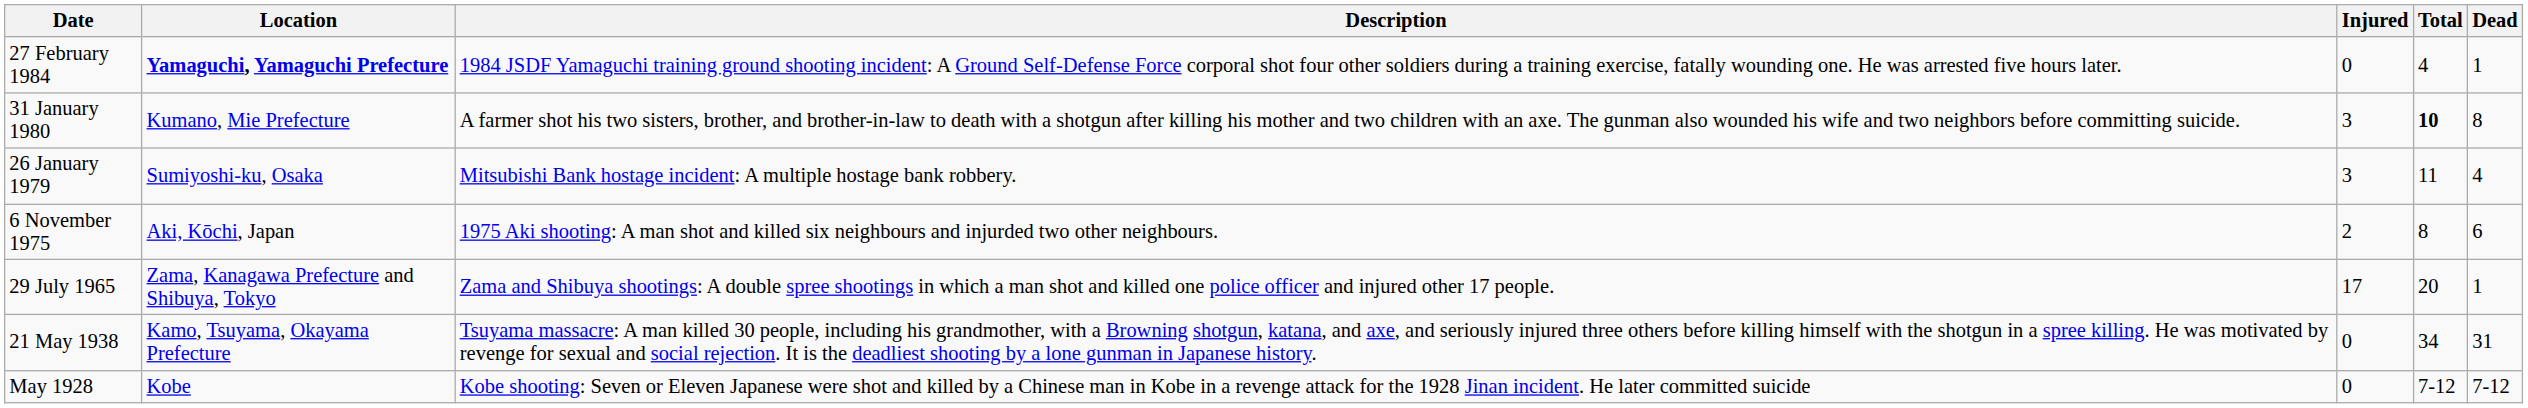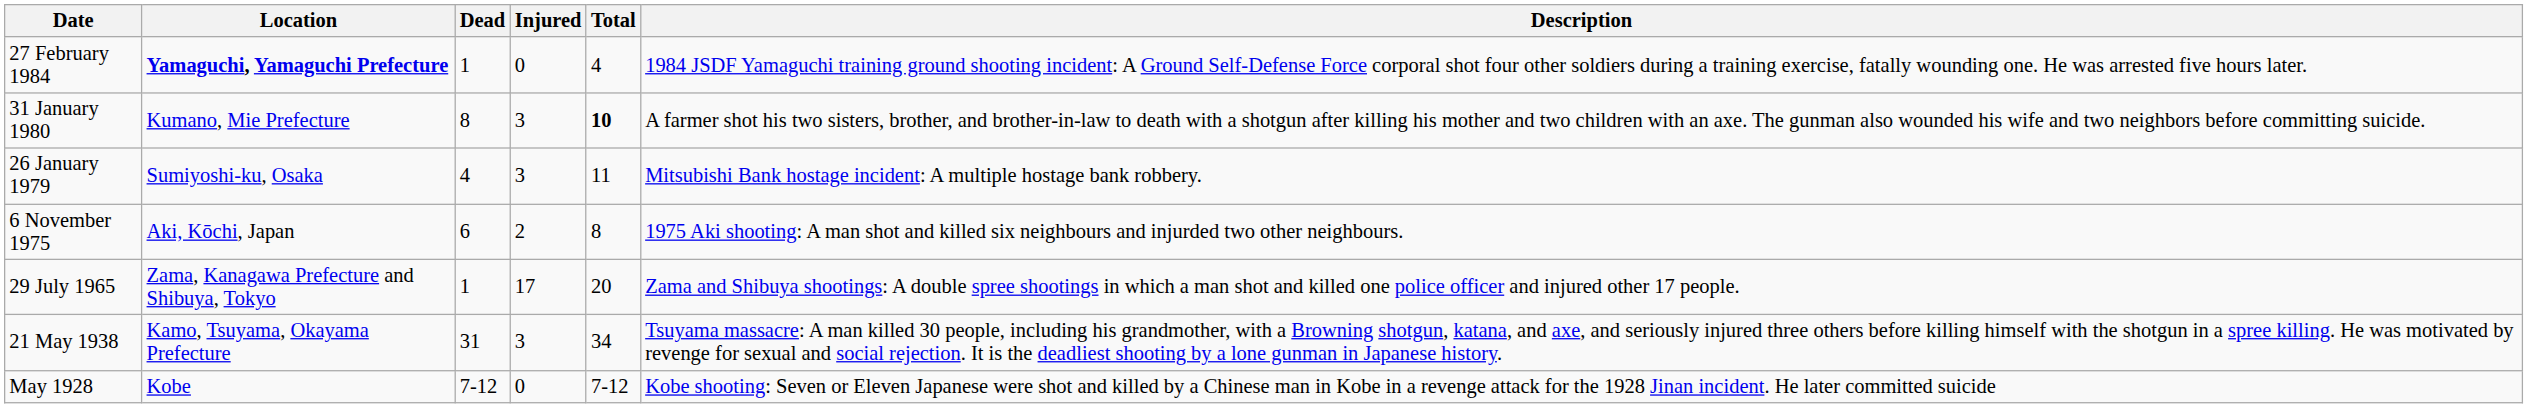columns swapped: (2495, 20) <-> (1396, 20)
(2347, 342) 0 -> (520, 342) 3
